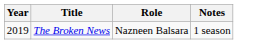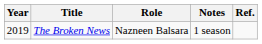+ column: (245, 13)
